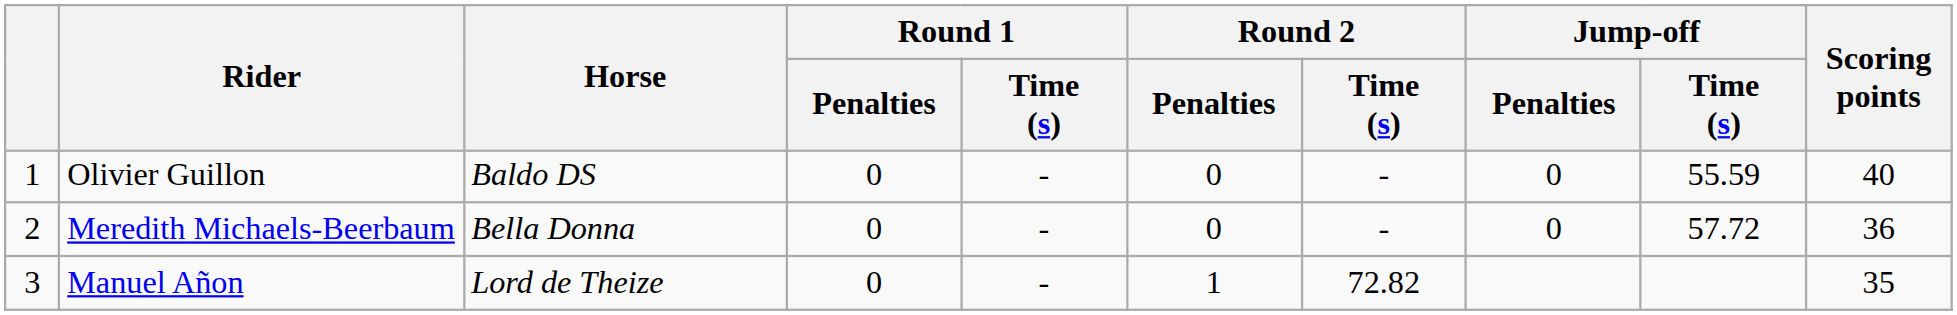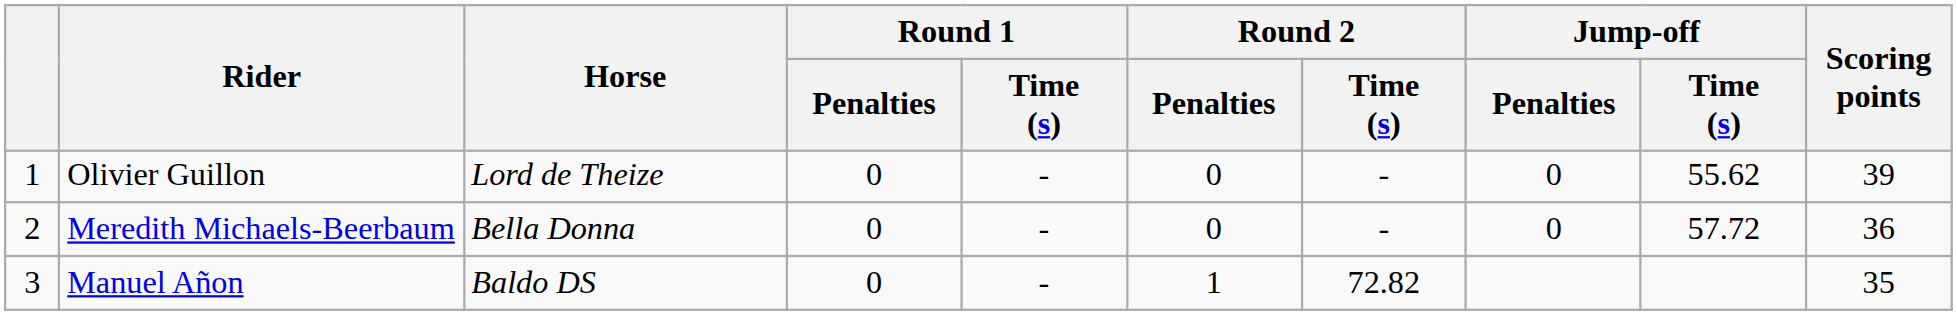(534, 175) Baldo DS -> (567, 175) Lord de Theize
(1724, 175) 55.59 -> (1724, 175) 55.62
(1879, 175) 40 -> (1879, 175) 39
(567, 282) Lord de Theize -> (534, 282) Baldo DS
